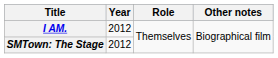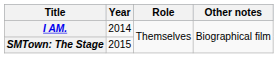(120, 28) 2012 -> (120, 28) 2014
(120, 45) 2012 -> (120, 45) 2015
